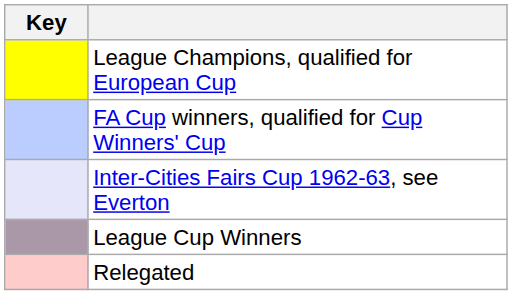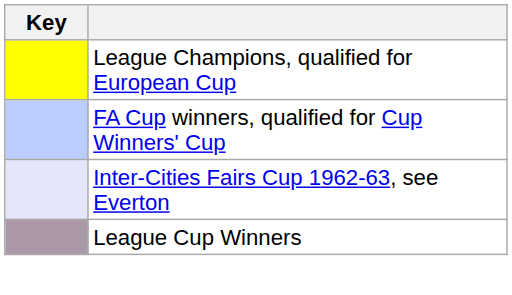- row: (144, 273)
